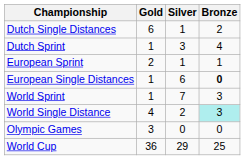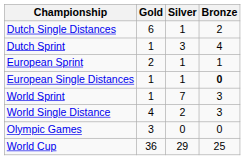(182, 79) 6 -> (182, 79) 1
(219, 113) paleturquoise background -> (219, 113) no background
